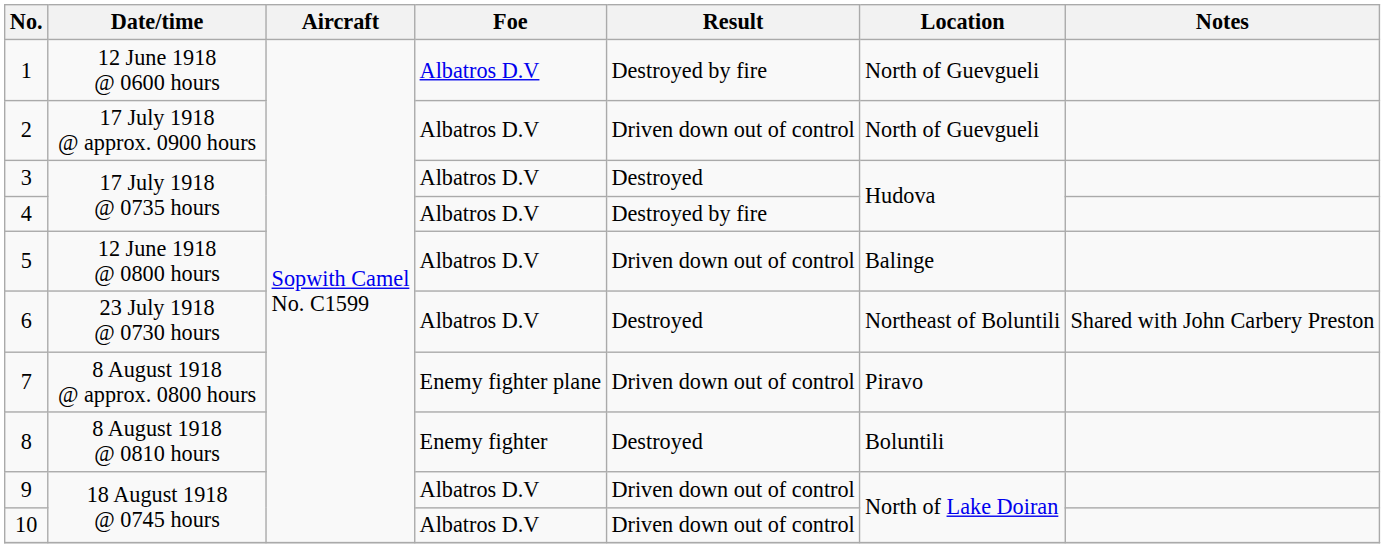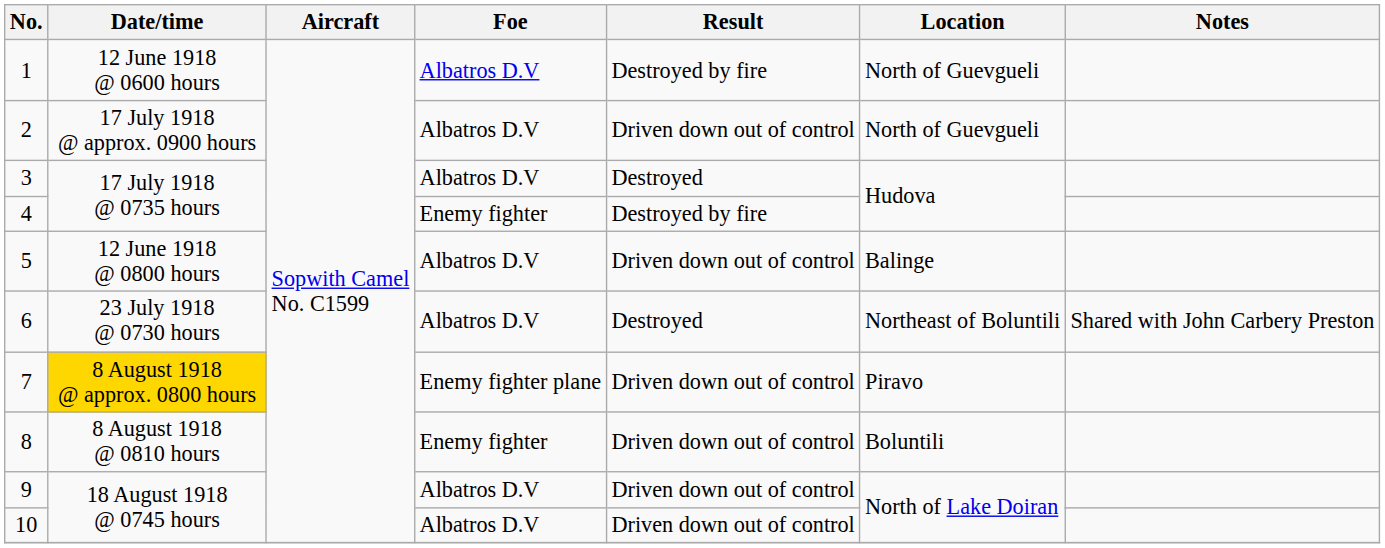(480, 213) Albatros D.V -> (484, 213) Enemy fighter
(157, 381) no background -> (157, 381) gold background
(657, 441) Destroyed -> (733, 441) Driven down out of control
